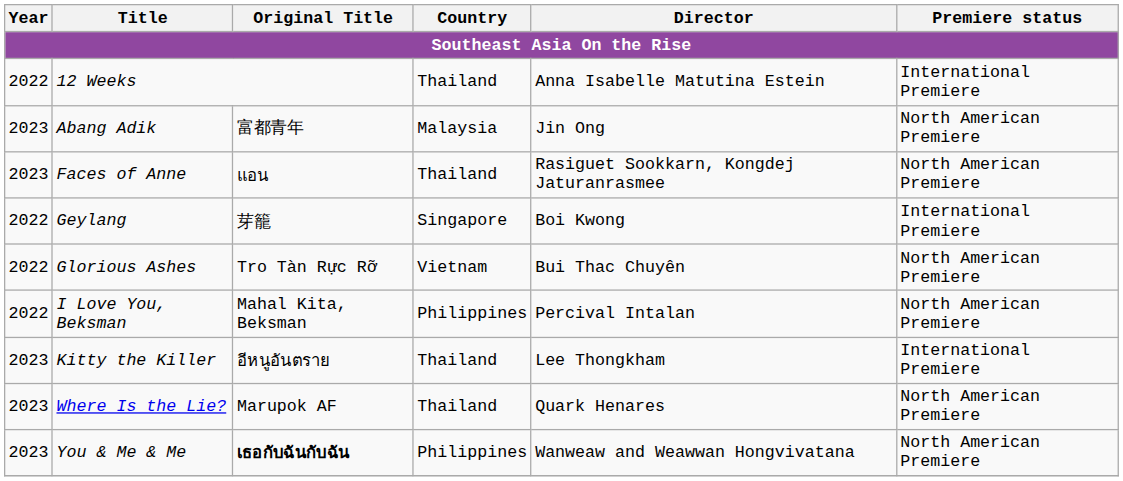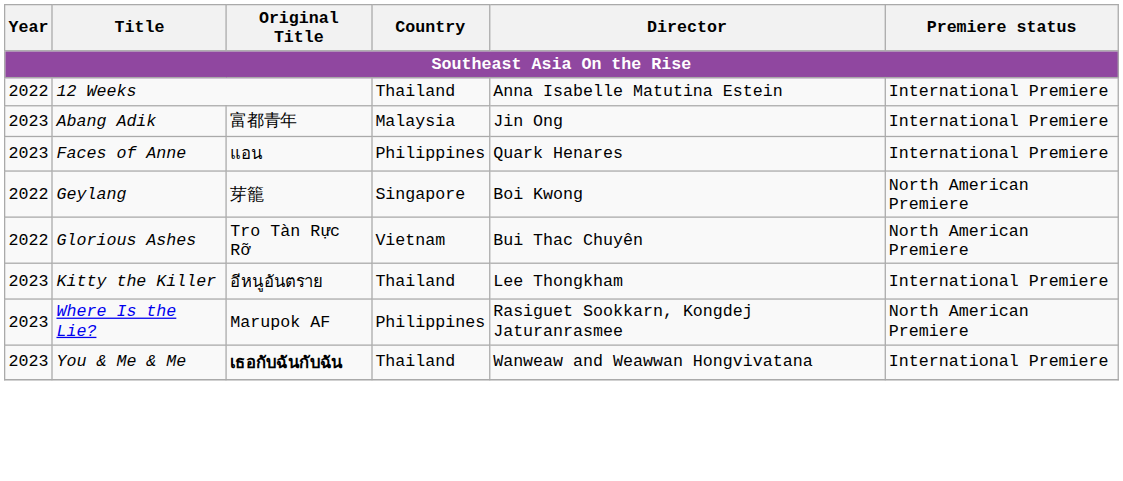(970, 128) North American Premiere -> (999, 121) International Premiere
(457, 175) Thailand -> (430, 154) Philippines
(665, 175) Rasiguet Sookkarn, Kongdej Jaturanrasmee -> (558, 154) Quark Henares
(970, 175) North American Premiere -> (999, 154) International Premiere
(965, 221) International Premiere -> (959, 194) North American Premiere
- row: (111, 314)
(457, 406) Thailand -> (430, 322) Philippines
(600, 406) Quark Henares -> (623, 322) Rasiguet Sookkarn, Kongdej Jaturanrasmee
(472, 453) Philippines -> (415, 362) Thailand
(970, 453) North American Premiere -> (999, 362) International Premiere
